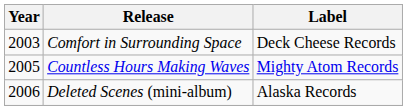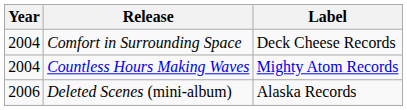(24, 42) 2003 -> (24, 42) 2004
(24, 67) 2005 -> (24, 67) 2004
